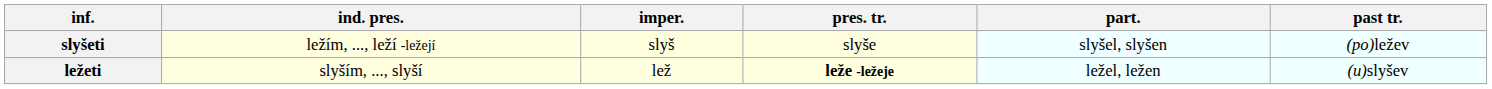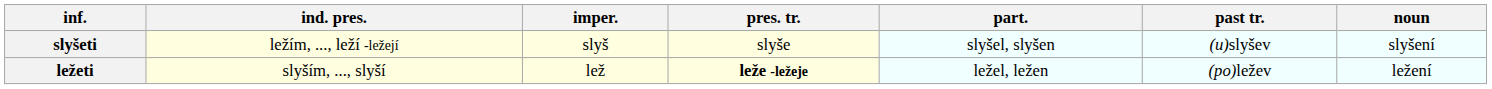+ column: (1412, 17)
(1378, 44) (po)ležev -> (1240, 44) (u)slyšev
(1378, 70) (u)slyšev -> (1240, 70) (po)ležev
